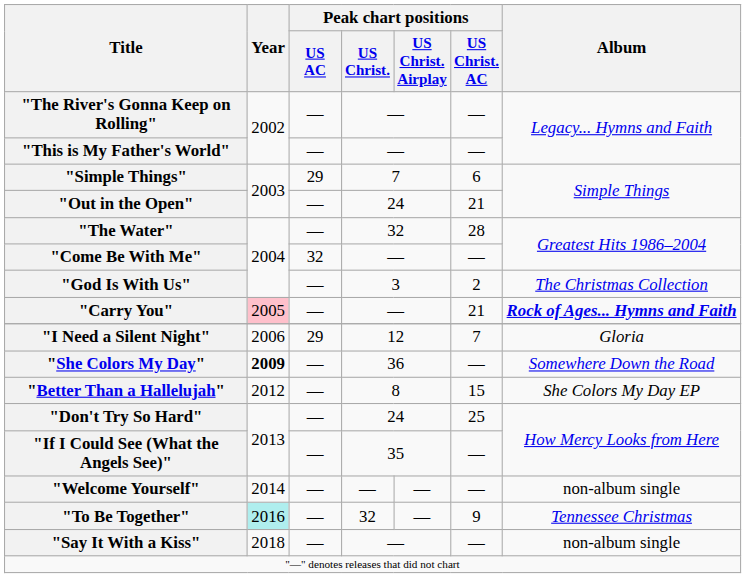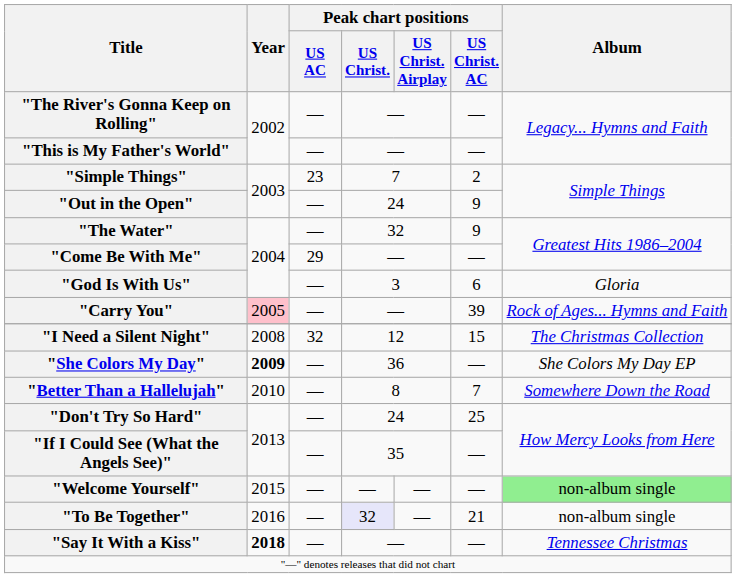(315, 177) 29 -> (315, 177) 23
(477, 177) 6 -> (477, 177) 2
(477, 203) 21 -> (477, 203) 9
(477, 230) 28 -> (477, 230) 9
(315, 257) 32 -> (315, 257) 29
(477, 283) 2 -> (477, 283) 6
(622, 283) The Christmas Collection -> (617, 283) Gloria
(477, 310) 21 -> (477, 310) 39
(622, 310) bold -> (617, 310) normal
(268, 337) 2006 -> (268, 337) 2008
(315, 337) 29 -> (315, 337) 32
(477, 337) 7 -> (477, 337) 15
(622, 337) Gloria -> (617, 337) The Christmas Collection
(622, 363) Somewhere Down the Road -> (617, 363) She Colors My Day EP
(268, 390) 2012 -> (268, 390) 2010
(477, 390) 15 -> (477, 390) 7
(622, 390) She Colors My Day EP -> (617, 390) Somewhere Down the Road
(268, 489) 2014 -> (268, 489) 2015
(622, 489) no background -> (617, 489) lightgreen background
(268, 515) paleturquoise background -> (268, 515) no background
(367, 515) no background -> (367, 515) lavender background
(477, 515) 9 -> (477, 515) 21
(622, 515) Tennessee Christmas -> (617, 515) non-album single
(268, 542) normal -> (268, 542) bold
(622, 542) non-album single -> (617, 542) Tennessee Christmas
